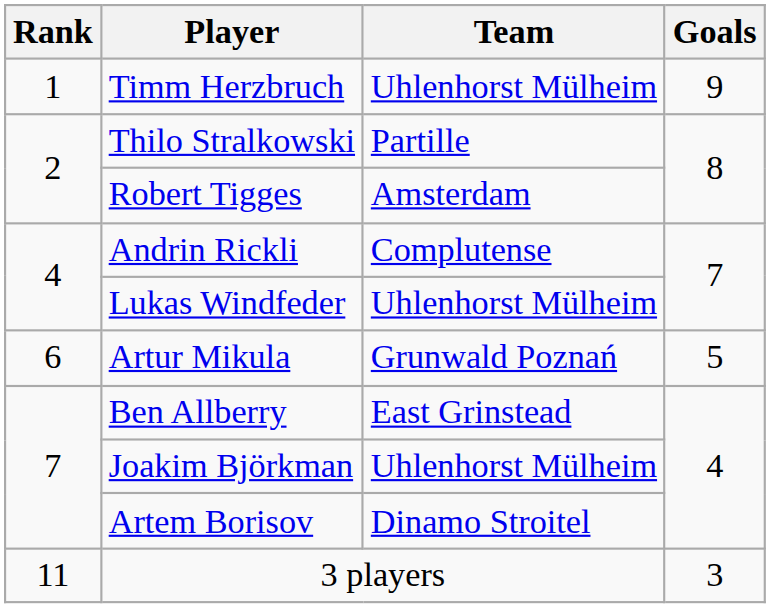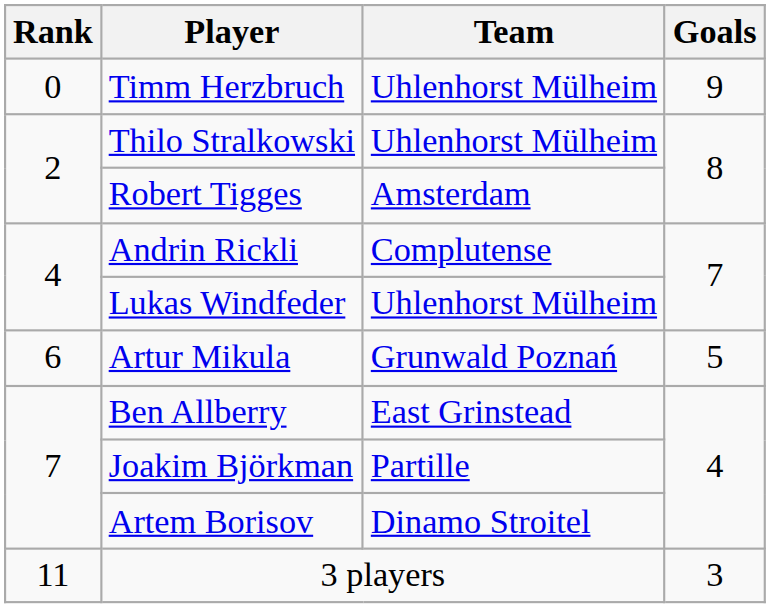(53, 85) 1 -> (53, 85) 0
(420, 140) Partille -> (514, 140) Uhlenhorst Mülheim
(514, 466) Uhlenhorst Mülheim -> (420, 466) Partille
